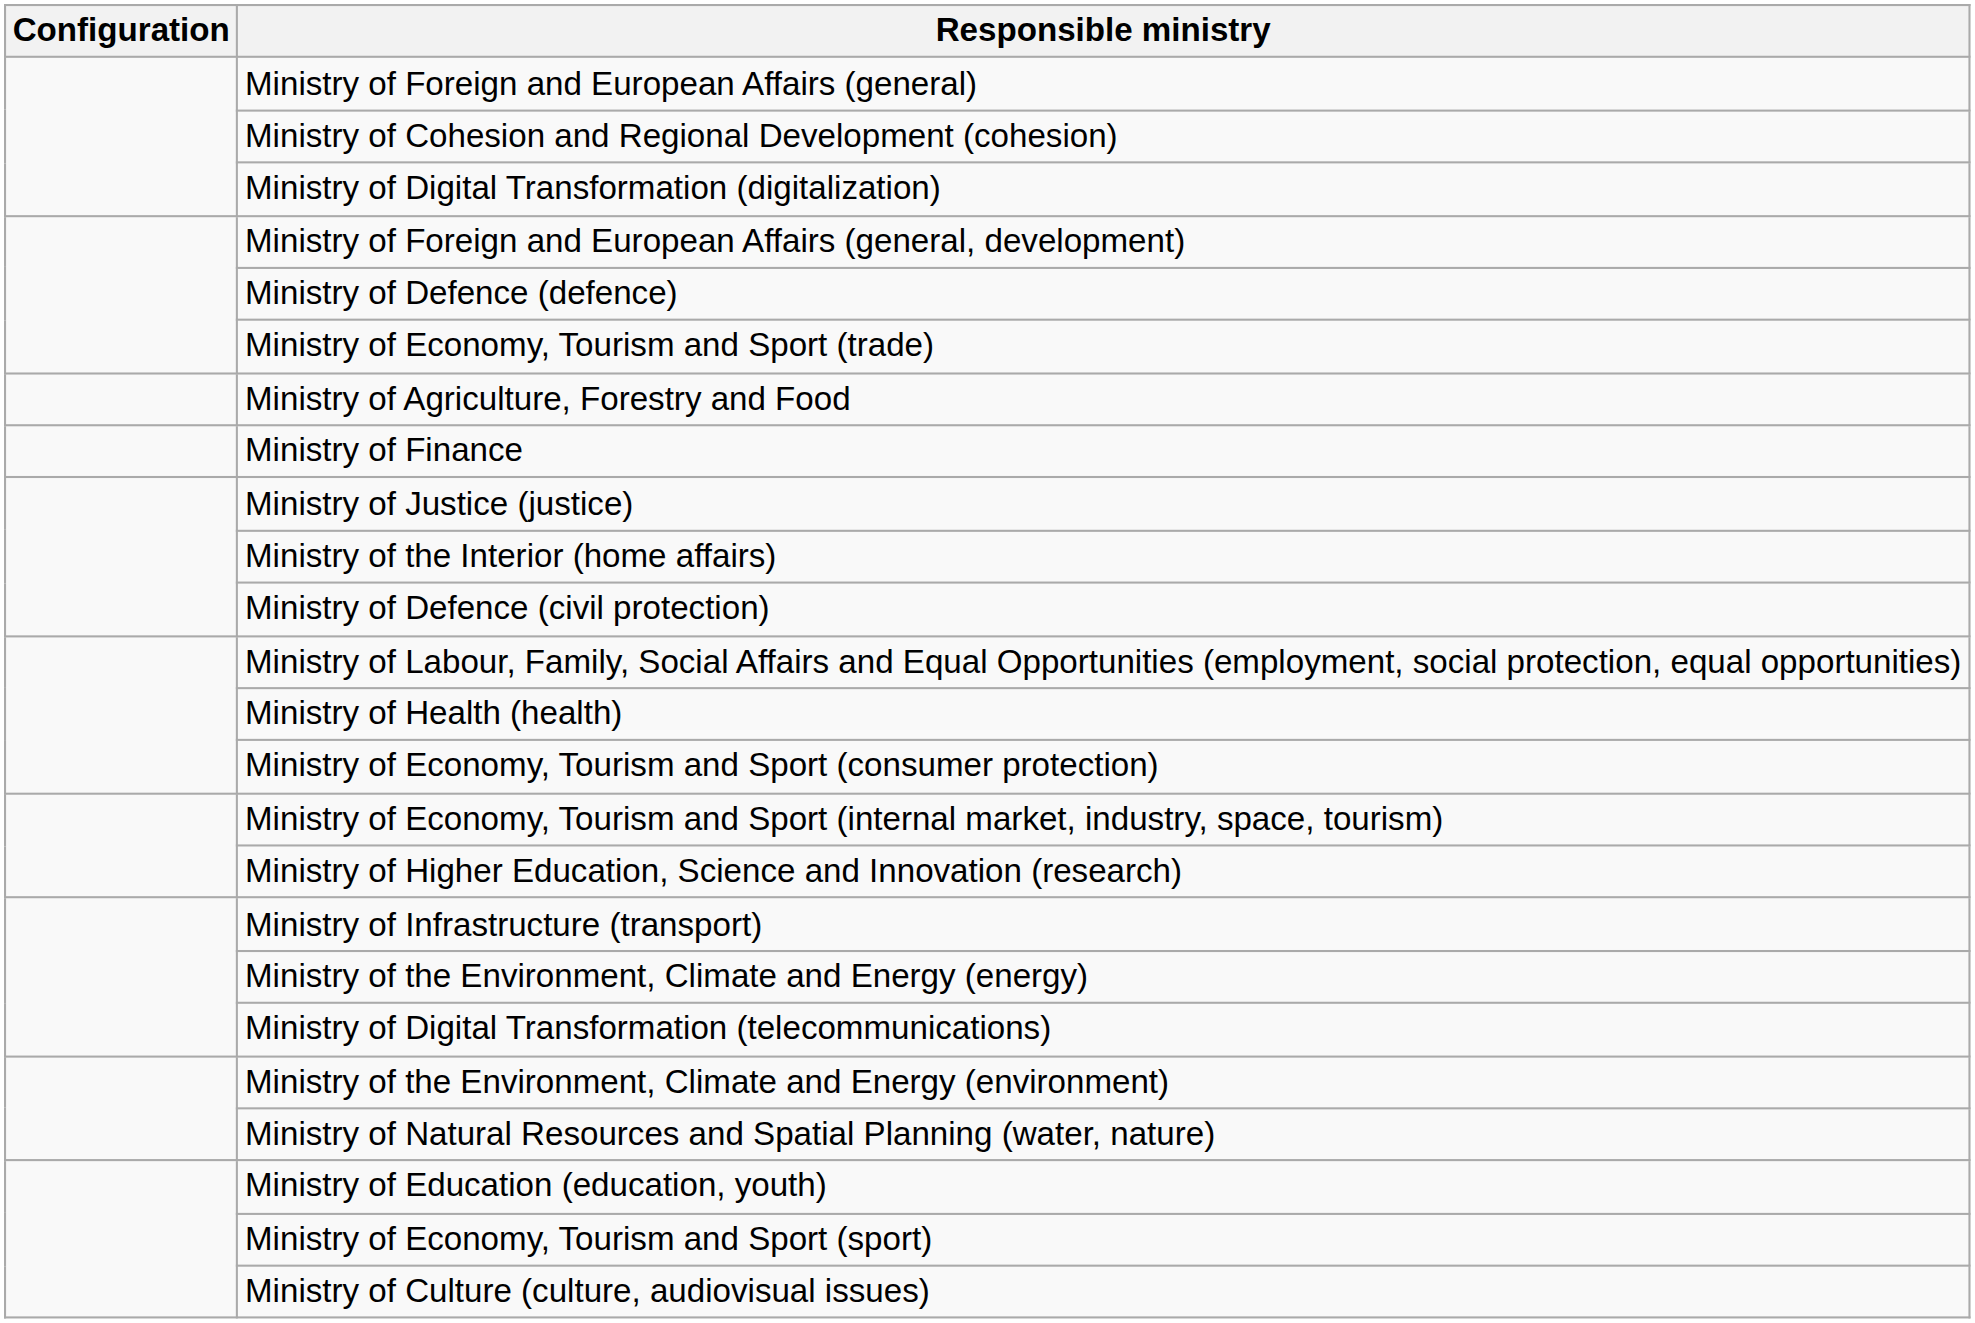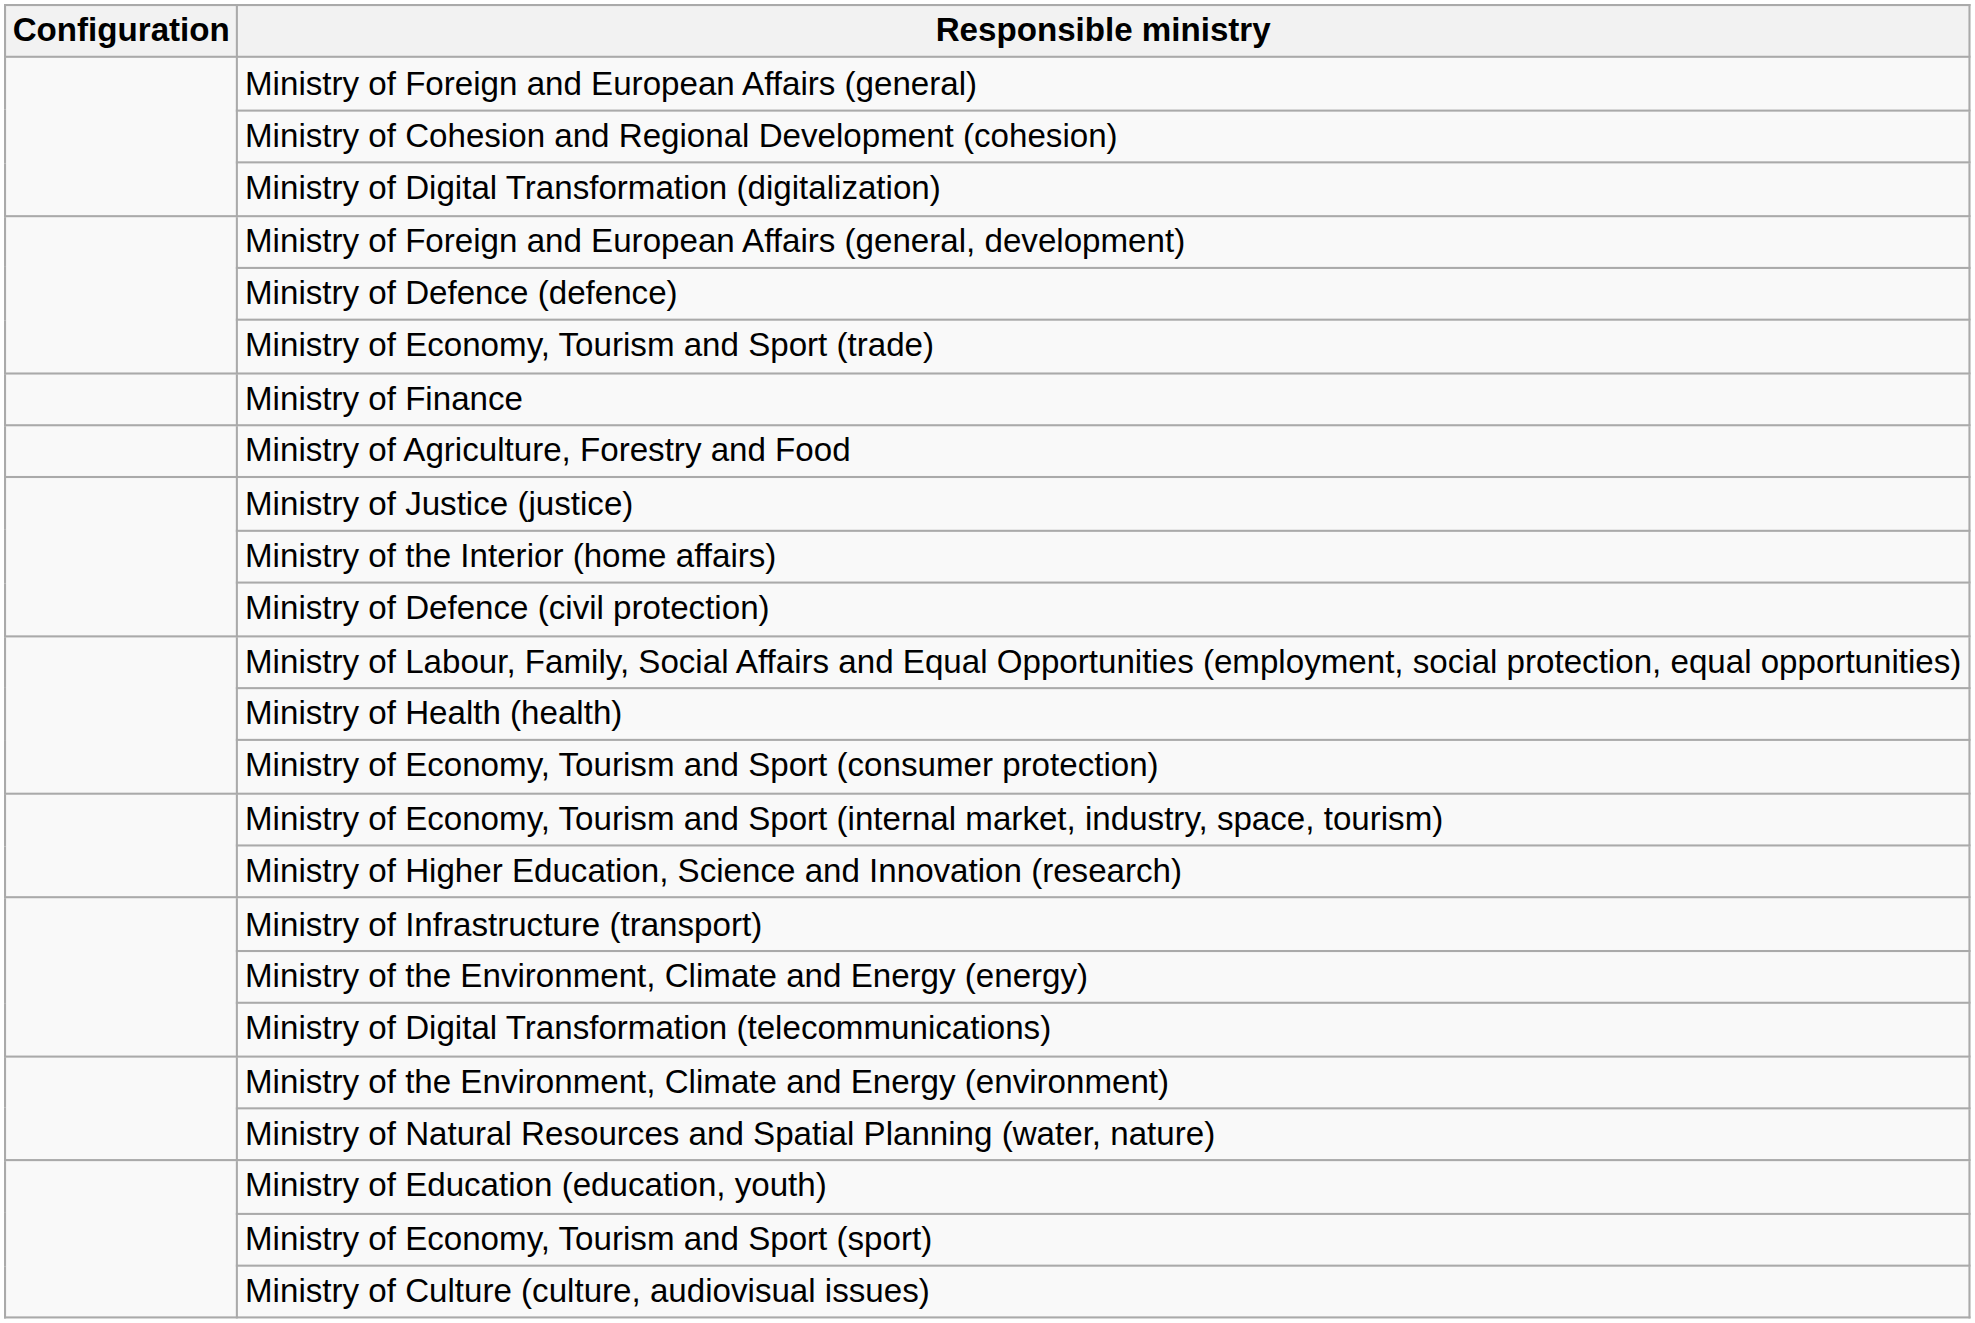rows swapped: (384, 450) <-> (548, 398)
